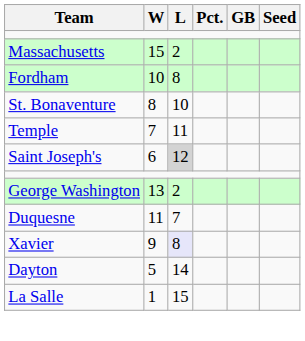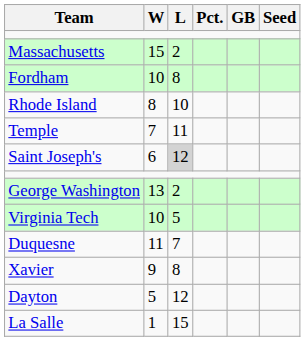+ row: (52, 104)
- row: (62, 104)
+ row: (53, 217)
(176, 244) lavender background -> (176, 270) no background
(180, 270) 14 -> (180, 296) 12
